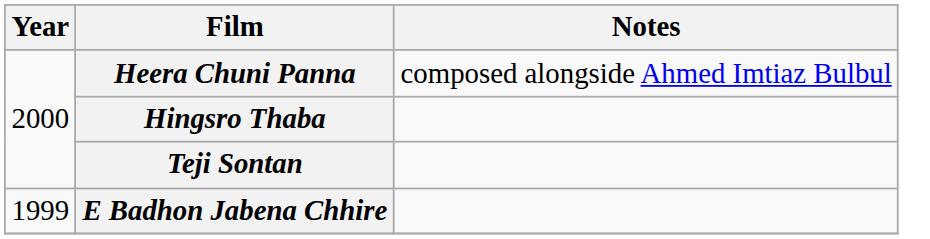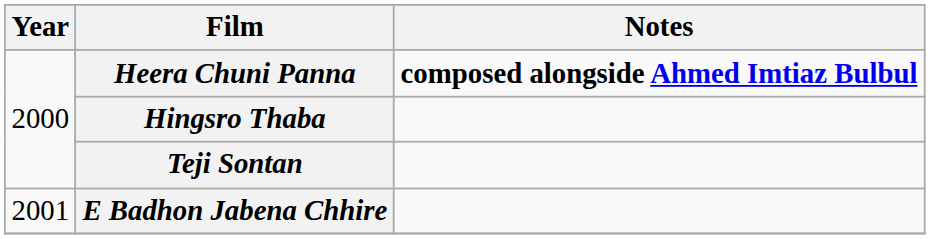(646, 73) normal -> (659, 73) bold
(40, 210) 1999 -> (40, 210) 2001
